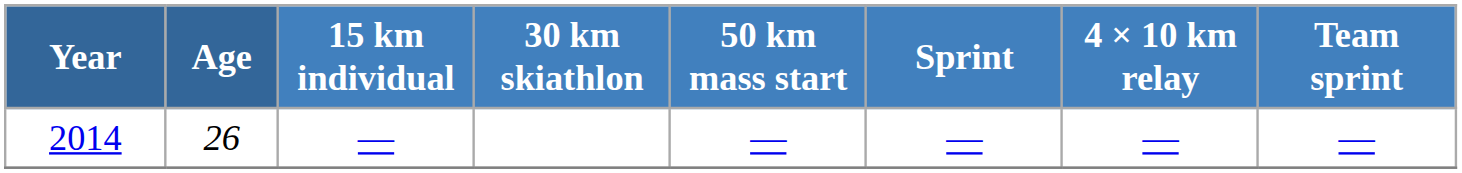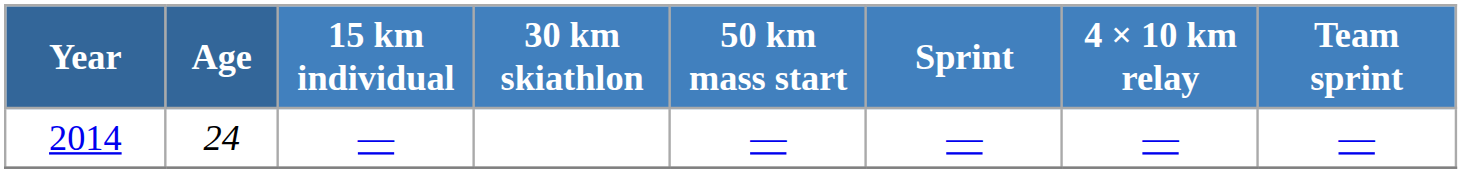(222, 137) 26 -> (222, 137) 24
